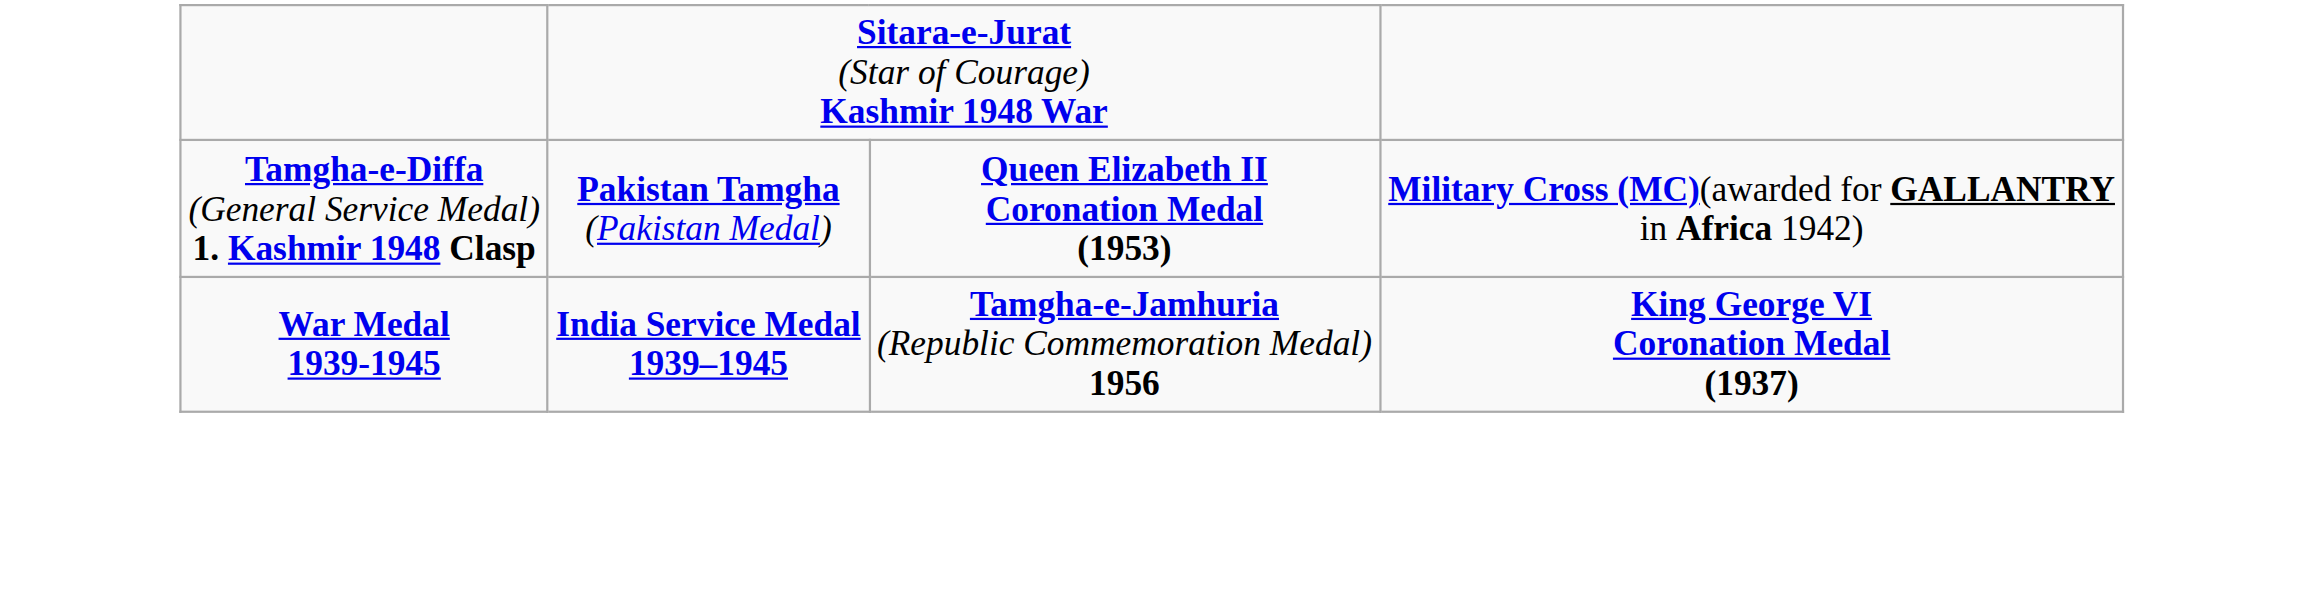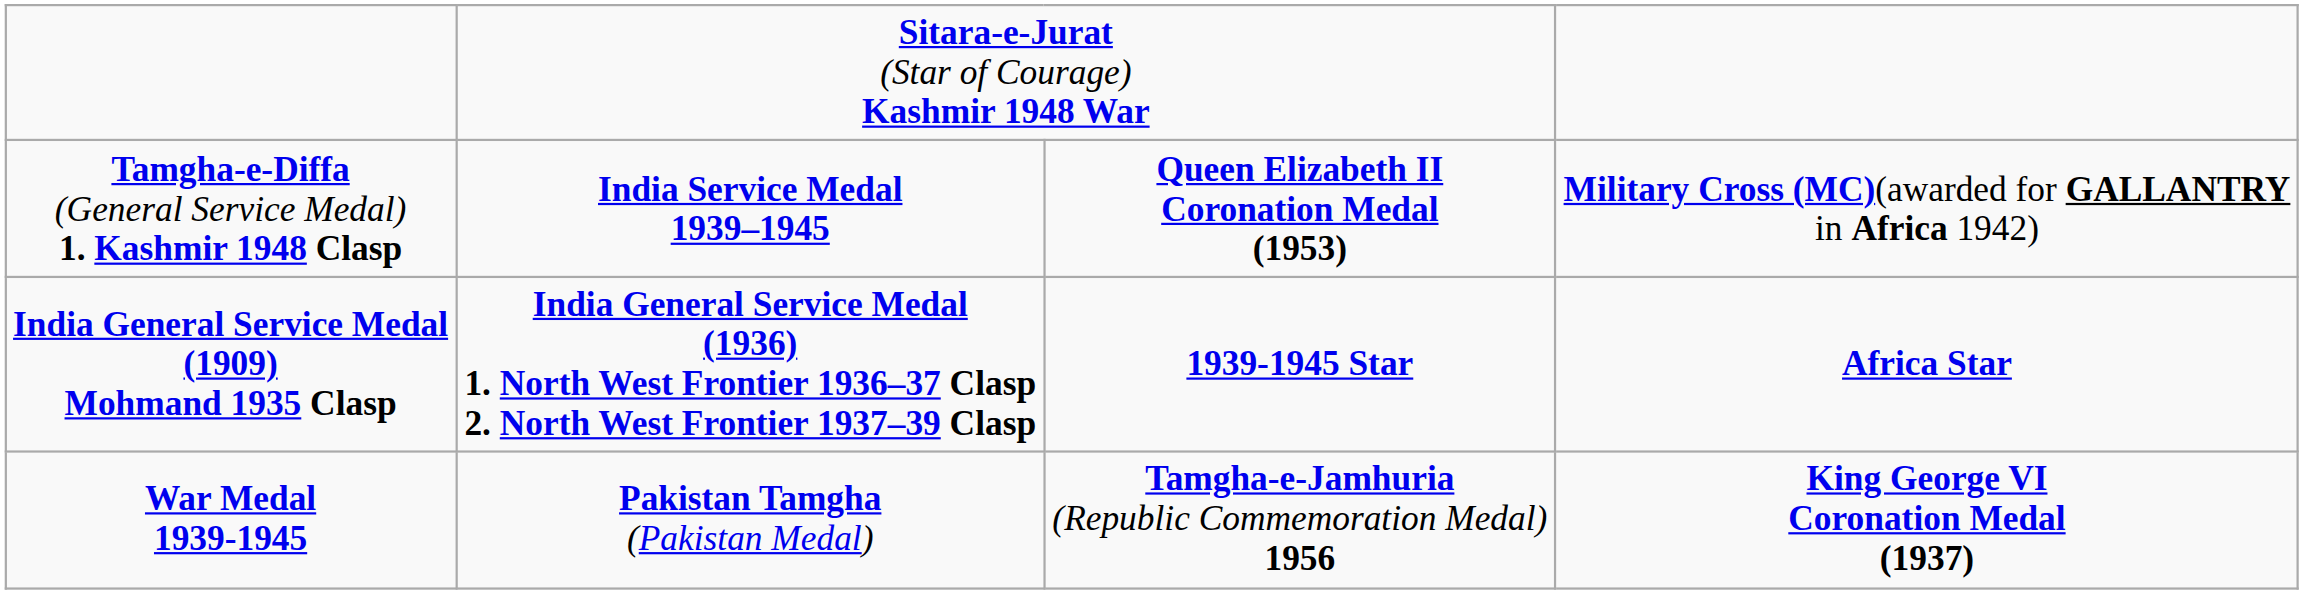(708, 207) Pakistan Tamgha (Pakistan Medal) -> (750, 207) India Service Medal 1939–1945
+ row: (231, 363)
(708, 343) India Service Medal 1939–1945 -> (750, 519) Pakistan Tamgha (Pakistan Medal)
